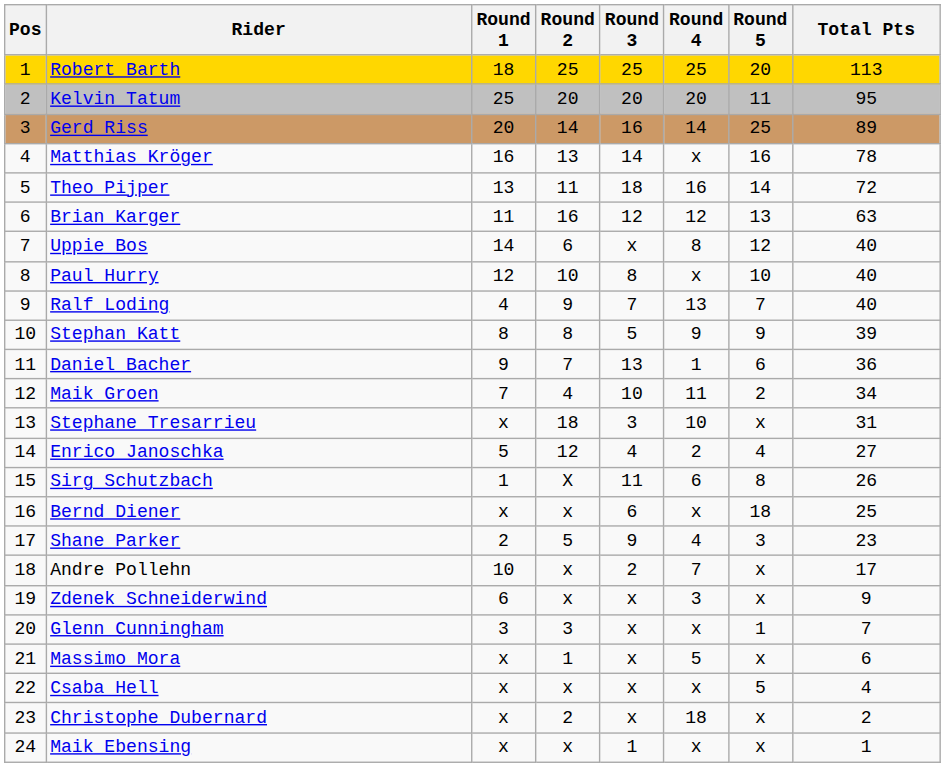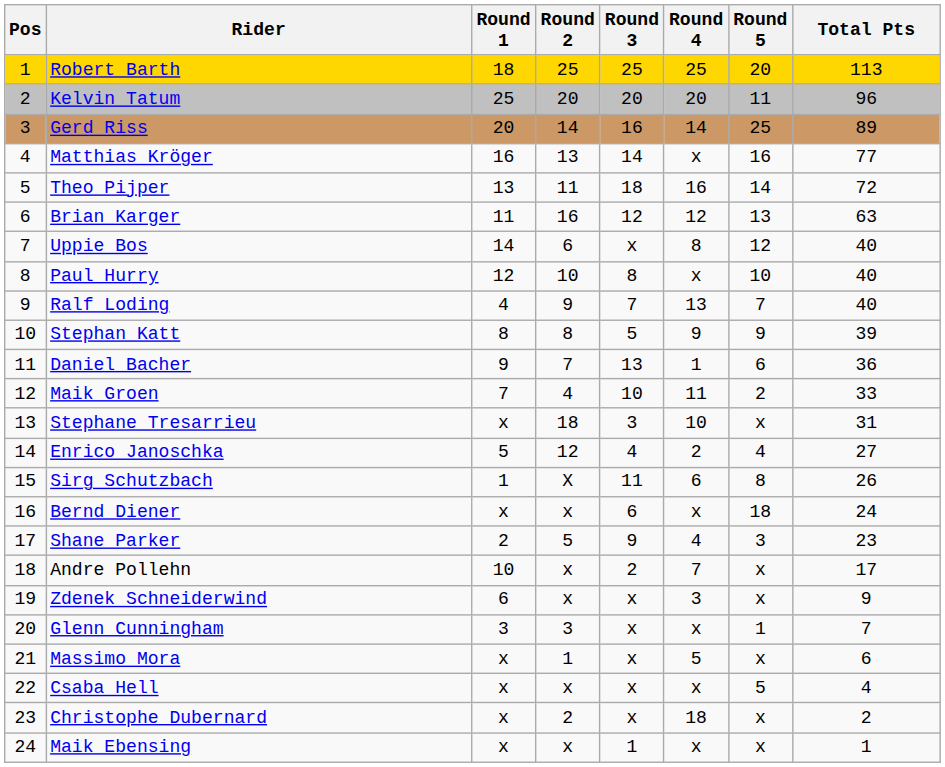(866, 99) 95 -> (866, 99) 96
(866, 158) 78 -> (866, 158) 77
(866, 394) 34 -> (866, 394) 33
(866, 511) 25 -> (866, 511) 24
